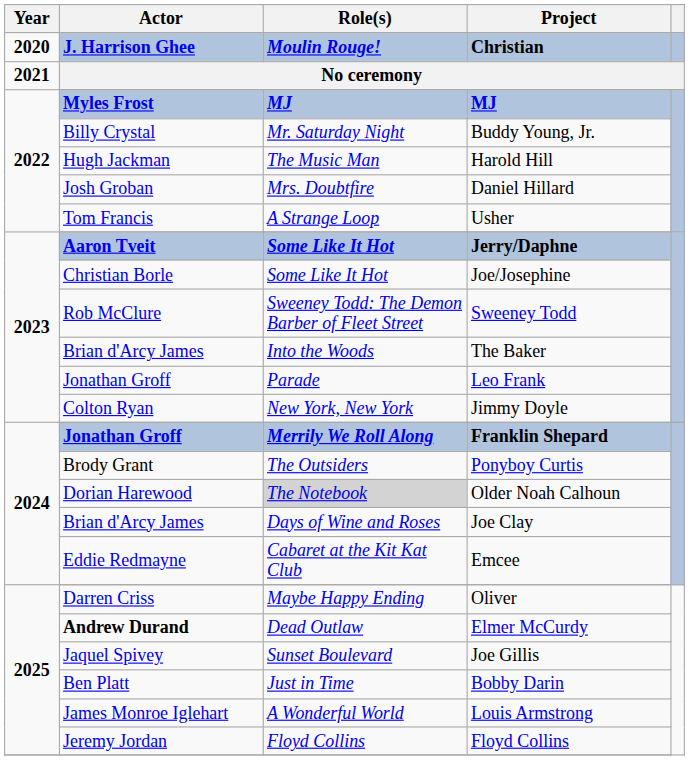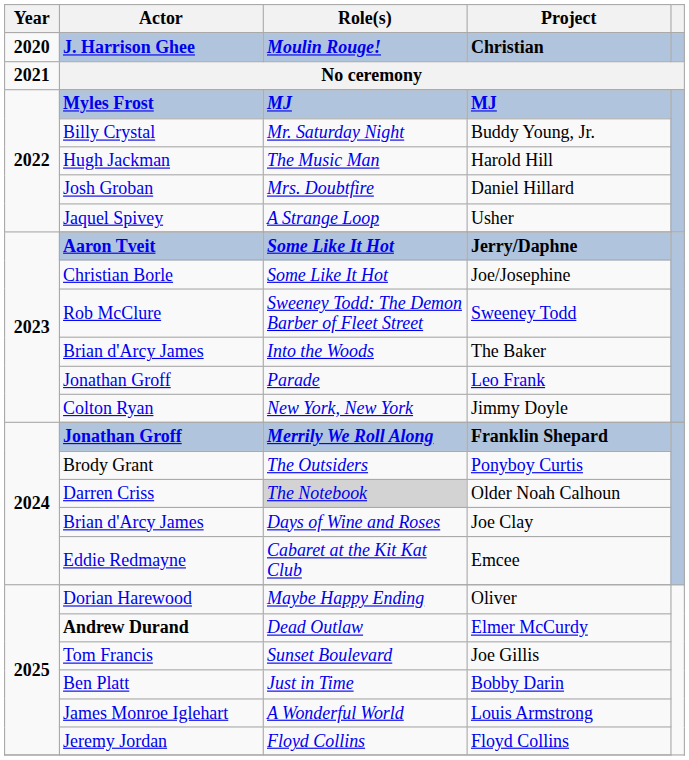(108, 217) Tom Francis -> (113, 217) Jaquel Spivey
(128, 493) Dorian Harewood -> (109, 493) Darren Criss
(109, 599) Darren Criss -> (128, 599) Dorian Harewood
(113, 655) Jaquel Spivey -> (108, 655) Tom Francis
